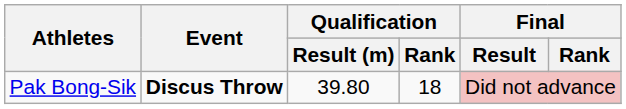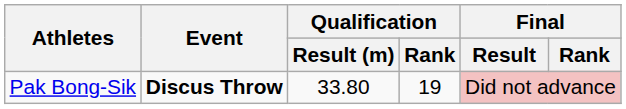(343, 88) 39.80 -> (343, 88) 33.80
(430, 88) 18 -> (430, 88) 19
